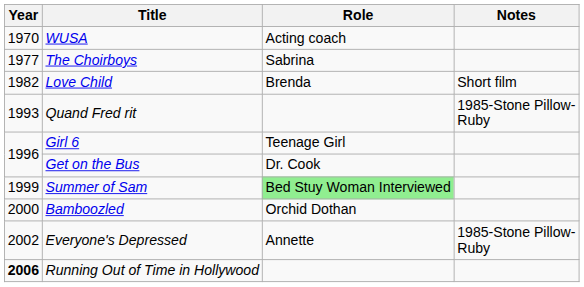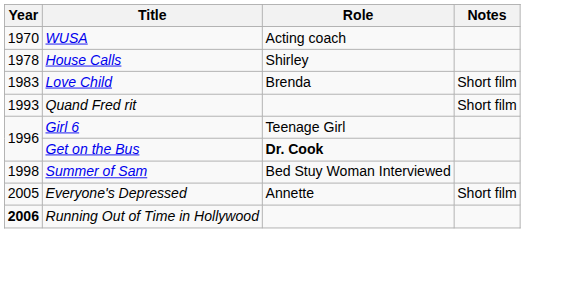- row: (91, 60)
+ row: (83, 60)
(23, 82) 1982 -> (23, 82) 1983
(516, 112) 1985-Stone Pillow- Ruby -> (487, 104) Short film
(293, 165) normal -> (294, 149) bold
(23, 187) 1999 -> (23, 171) 1998
(358, 187) lightgreen background -> (358, 171) no background
- row: (85, 210)
(23, 240) 2002 -> (23, 194) 2005
(516, 240) 1985-Stone Pillow- Ruby -> (487, 194) Short film
